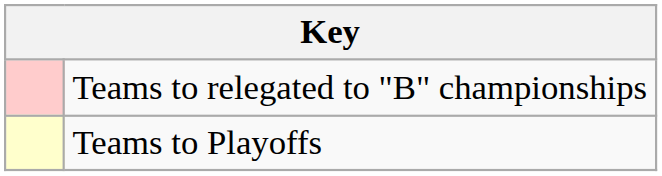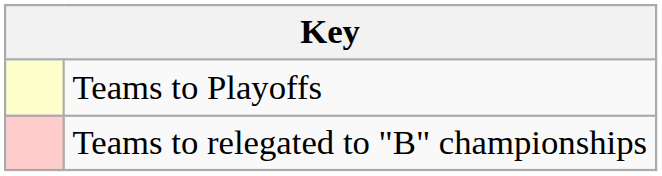rows swapped: (197, 142) <-> (360, 87)
